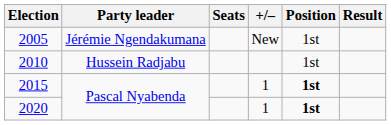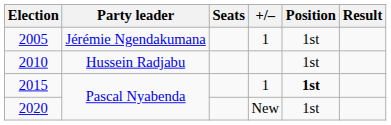(265, 39) New -> (265, 39) 1
(265, 108) 1 -> (265, 108) New
(311, 108) bold -> (311, 108) normal
